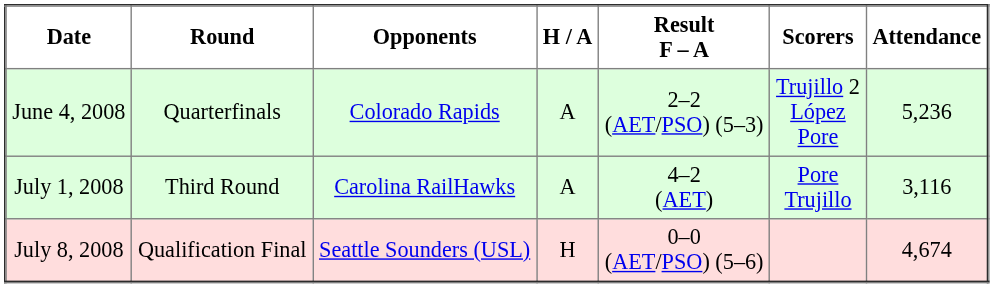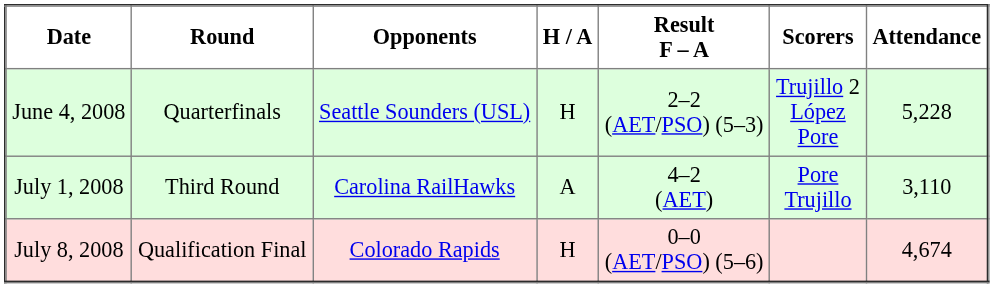(425, 112) Colorado Rapids -> (425, 112) Seattle Sounders (USL)
(568, 112) A -> (568, 112) H
(927, 112) 5,236 -> (927, 112) 5,228
(927, 187) 3,116 -> (927, 187) 3,110
(425, 249) Seattle Sounders (USL) -> (425, 249) Colorado Rapids
